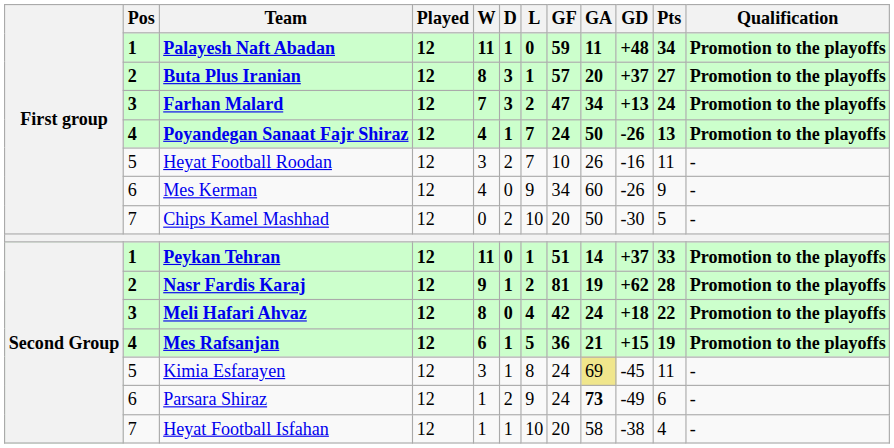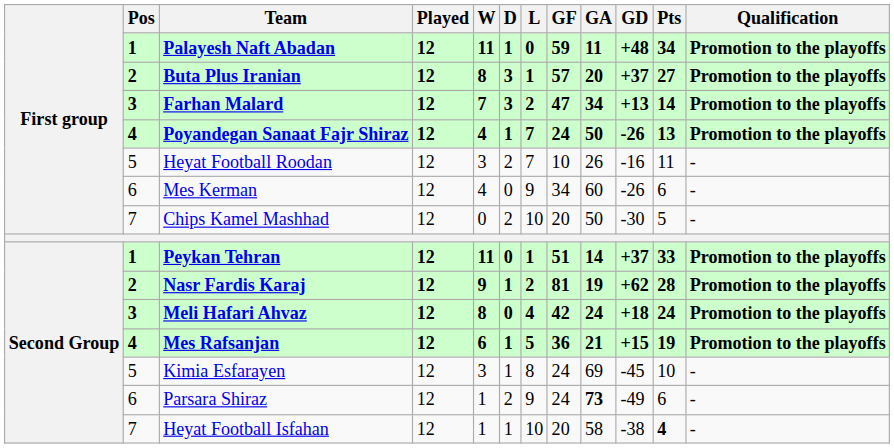(666, 104) 24 -> (666, 104) 14
(662, 190) 9 -> (662, 190) 6
(666, 313) 22 -> (666, 313) 24
(594, 371) khaki background -> (594, 371) no background
(666, 371) 11 -> (666, 371) 10
(662, 428) normal -> (662, 428) bold
